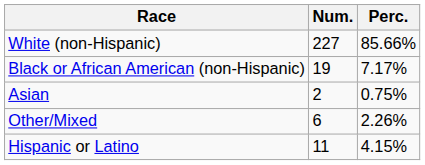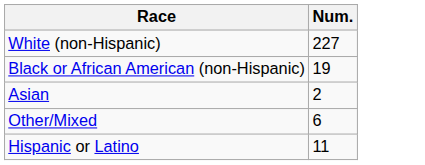- column: (388, 17)
